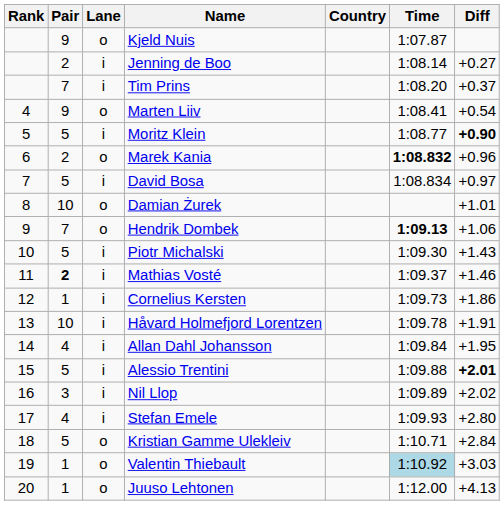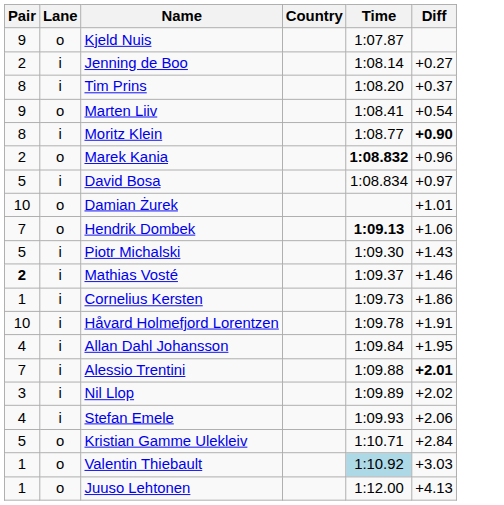- column: (26, 16)
(65, 87) 7 -> (22, 87) 8
(65, 134) 5 -> (22, 134) 8
(65, 370) 5 -> (22, 370) 7
(477, 417) +2.80 -> (434, 417) +2.06
